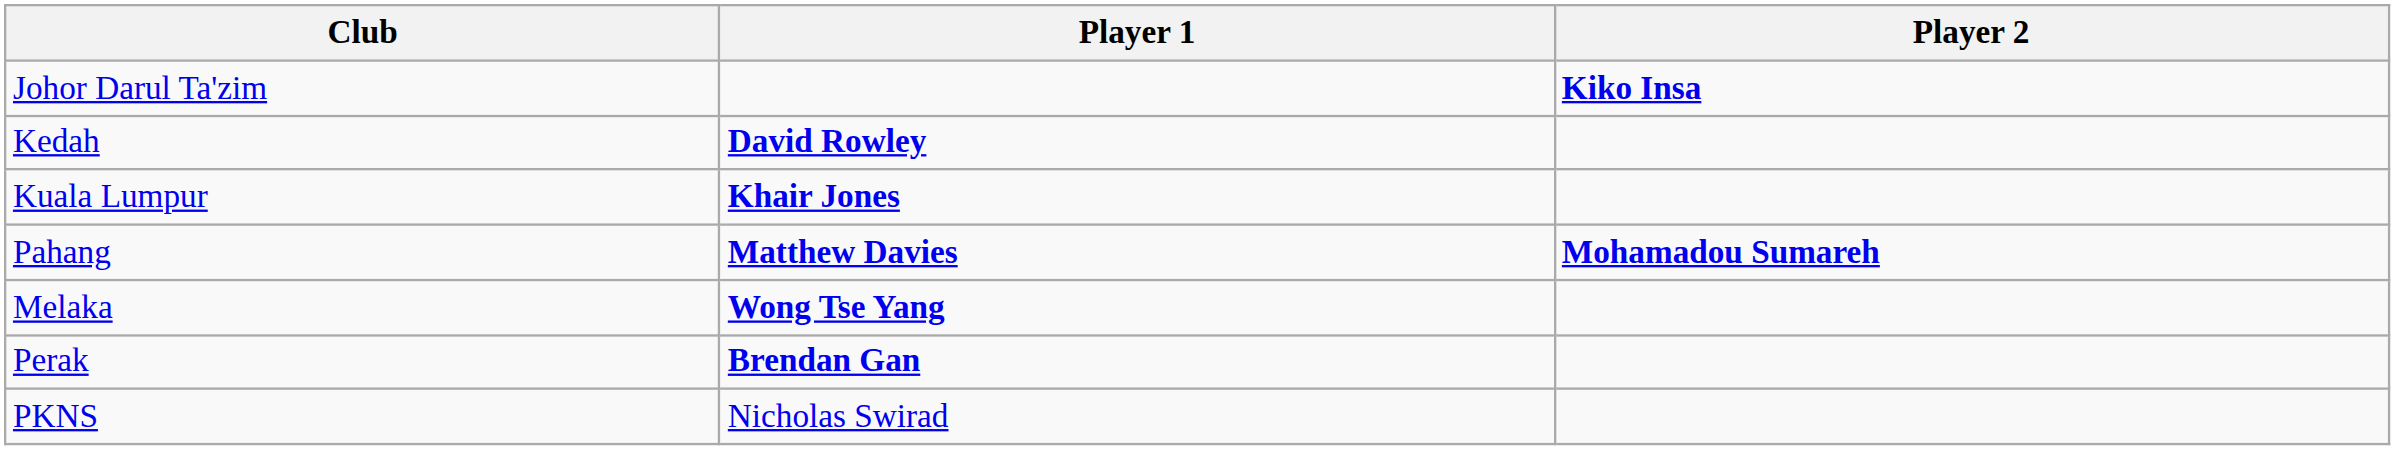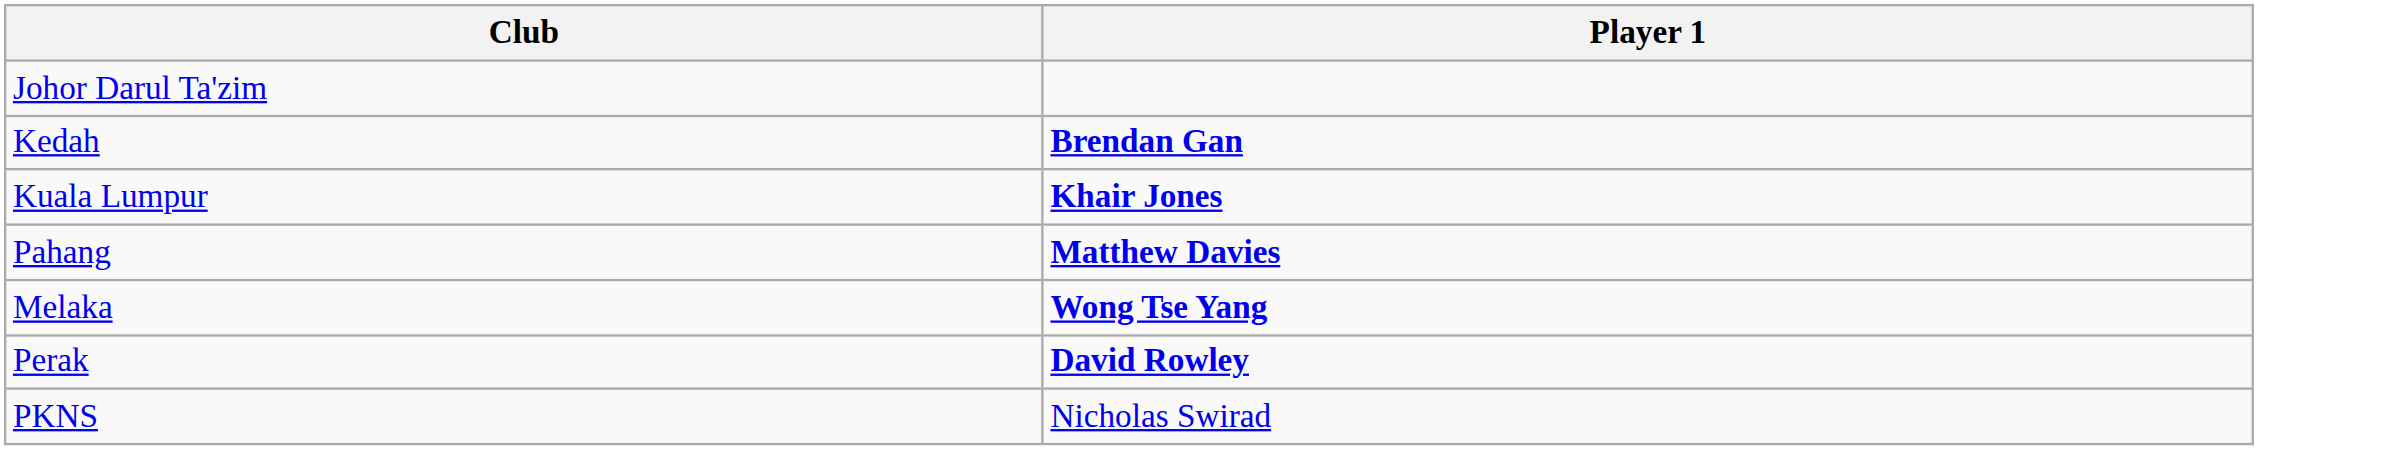- column: (1971, 32)
(827, 142) David Rowley -> (1147, 142) Brendan Gan
(824, 361) Brendan Gan -> (1150, 361) David Rowley
